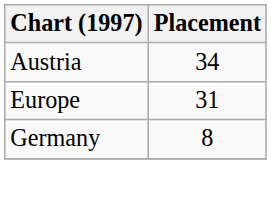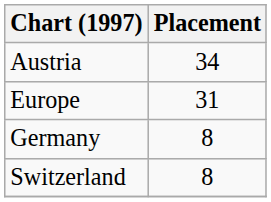+ row: (68, 176)
